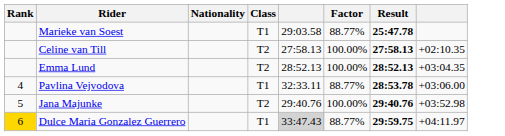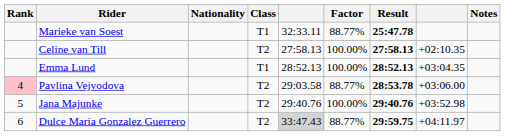+ column: (484, 13)
(301, 31) 29:03.58 -> (301, 31) 32:33.11
(263, 67) T2 -> (263, 67) T1
(20, 85) no background -> (20, 85) pink background
(263, 85) T1 -> (263, 85) T2
(301, 85) 32:33.11 -> (301, 85) 29:03.58
(20, 121) gold background -> (20, 121) no background
(263, 121) T1 -> (263, 121) T2
